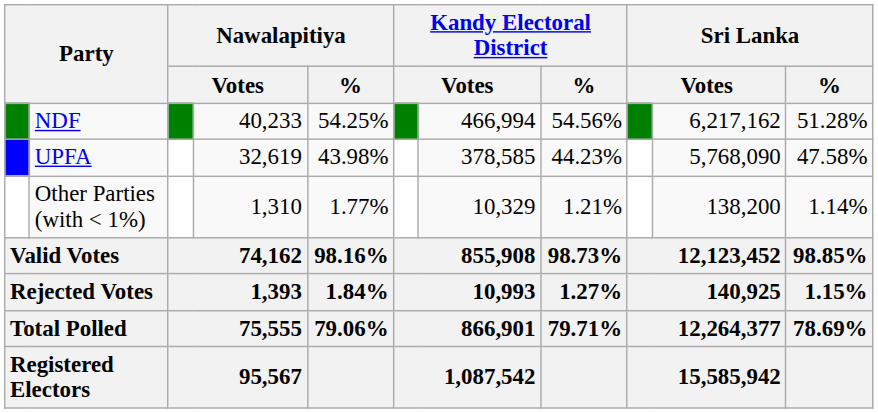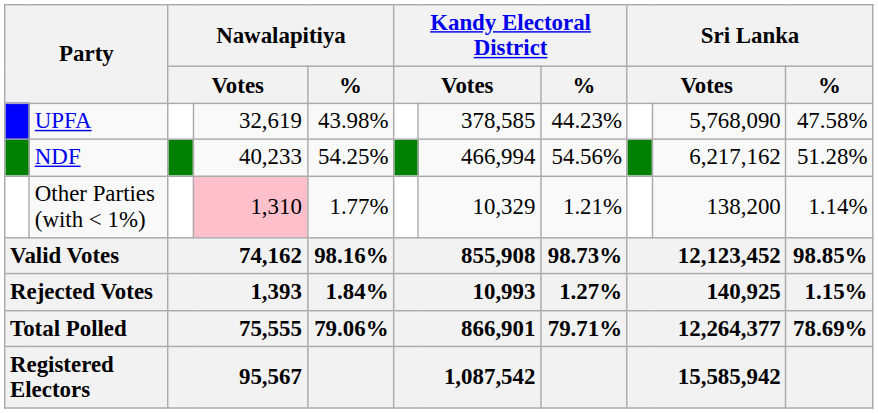rows swapped: (58, 120) <-> (63, 157)
(276, 206) no background -> (276, 206) pink background
